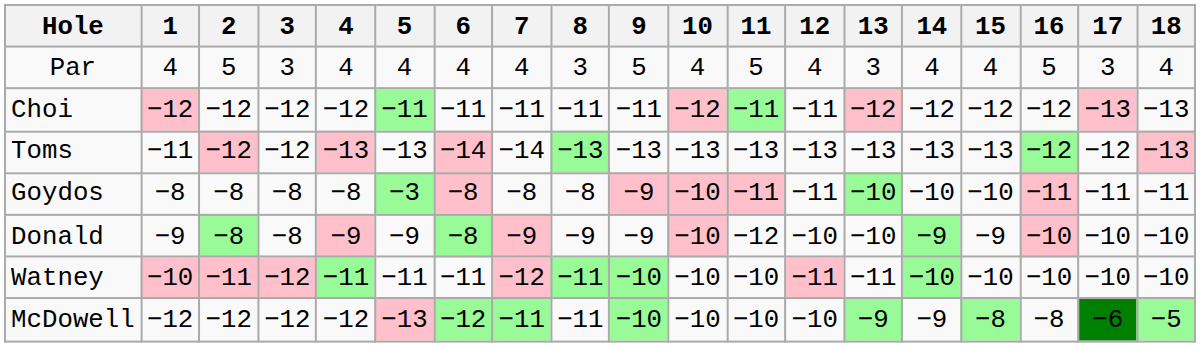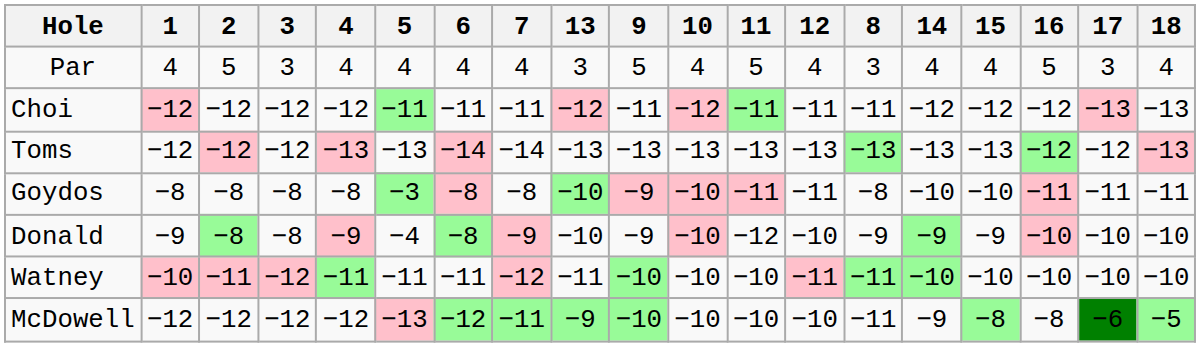columns swapped: (580, 26) <-> (873, 26)
(170, 152) −11 -> (170, 152) −12
(405, 236) −9 -> (405, 236) −4
